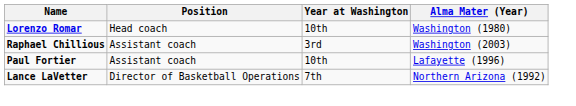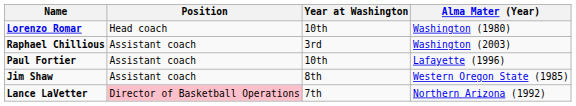+ row: (30, 77)
(205, 77) no background -> (205, 93) pink background
